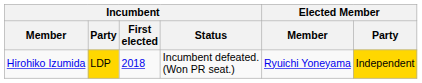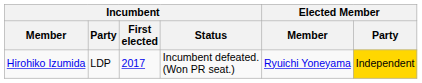(101, 64) gold background -> (101, 64) no background
(133, 64) 2018 -> (133, 64) 2017
